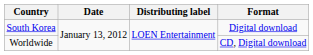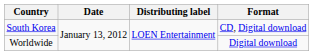(263, 27) Digital download -> (263, 27) CD, Digital download
(263, 43) CD, Digital download -> (263, 43) Digital download
